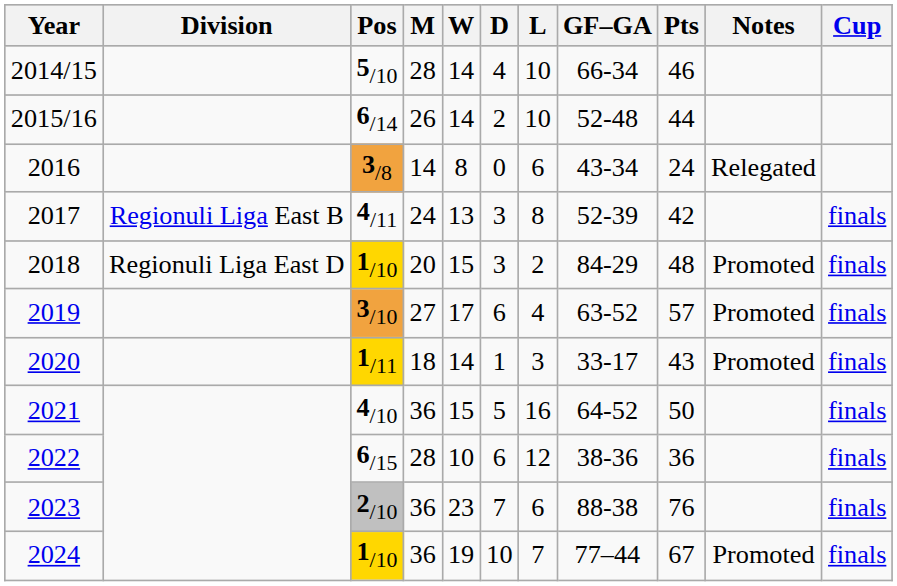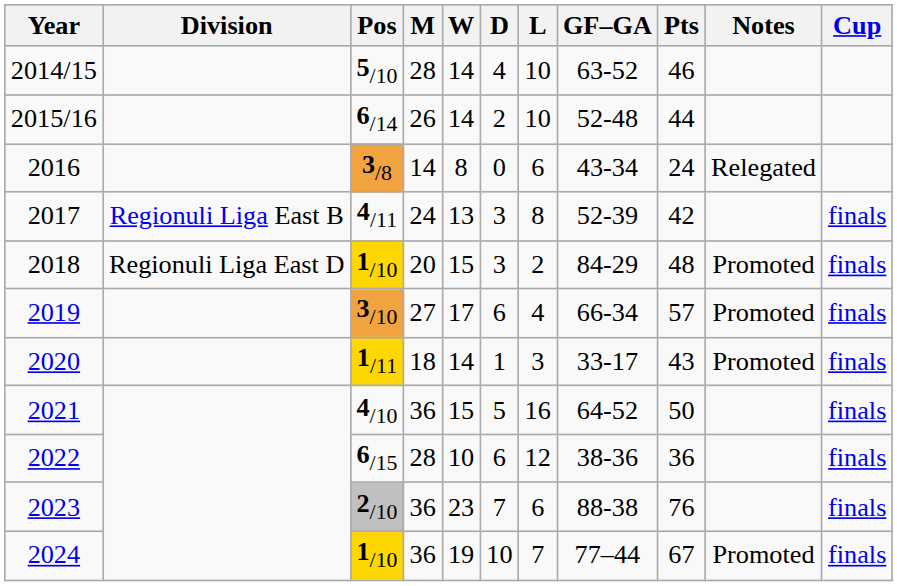(607, 70) 66-34 -> (607, 70) 63-52
(607, 312) 63-52 -> (607, 312) 66-34
